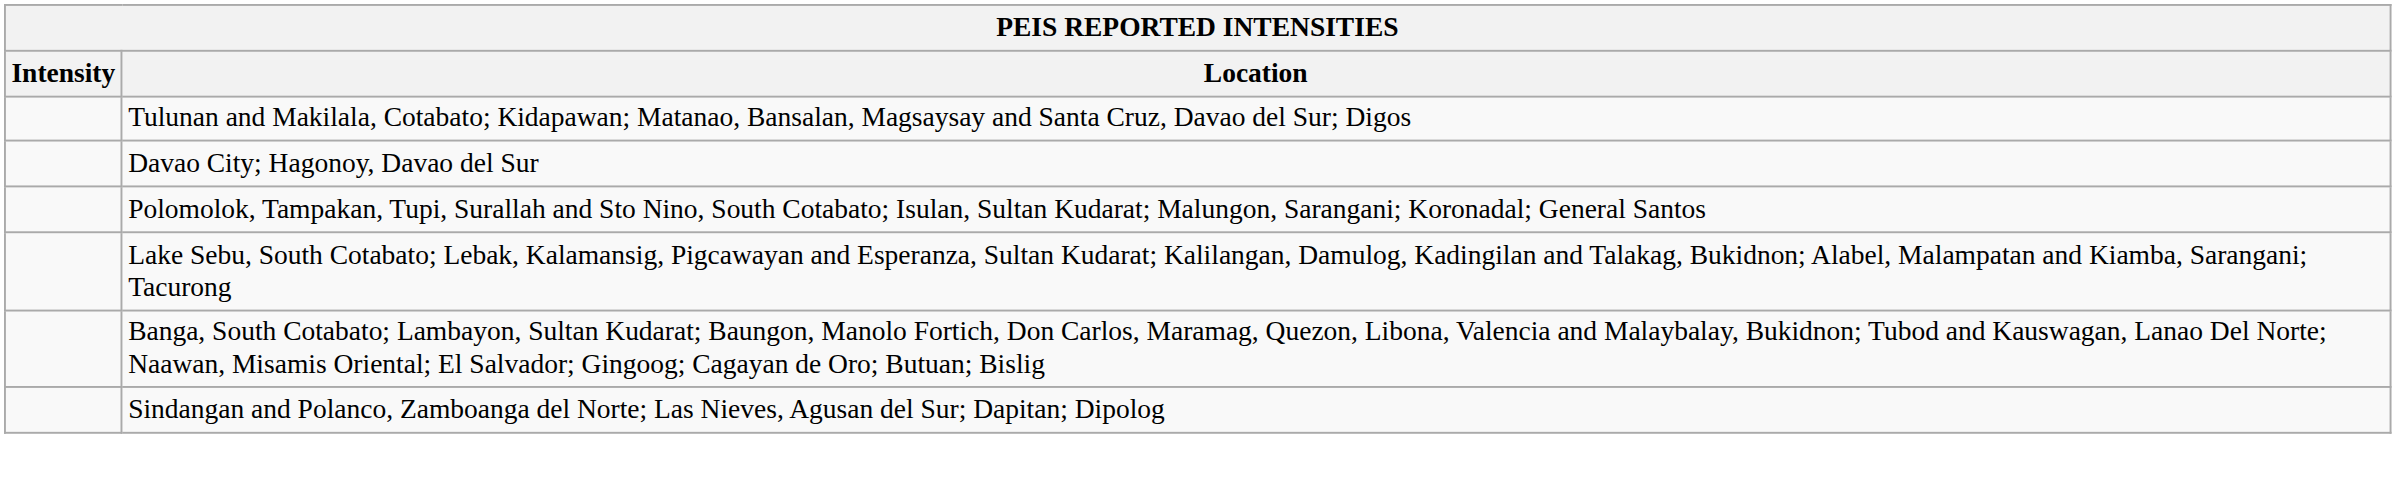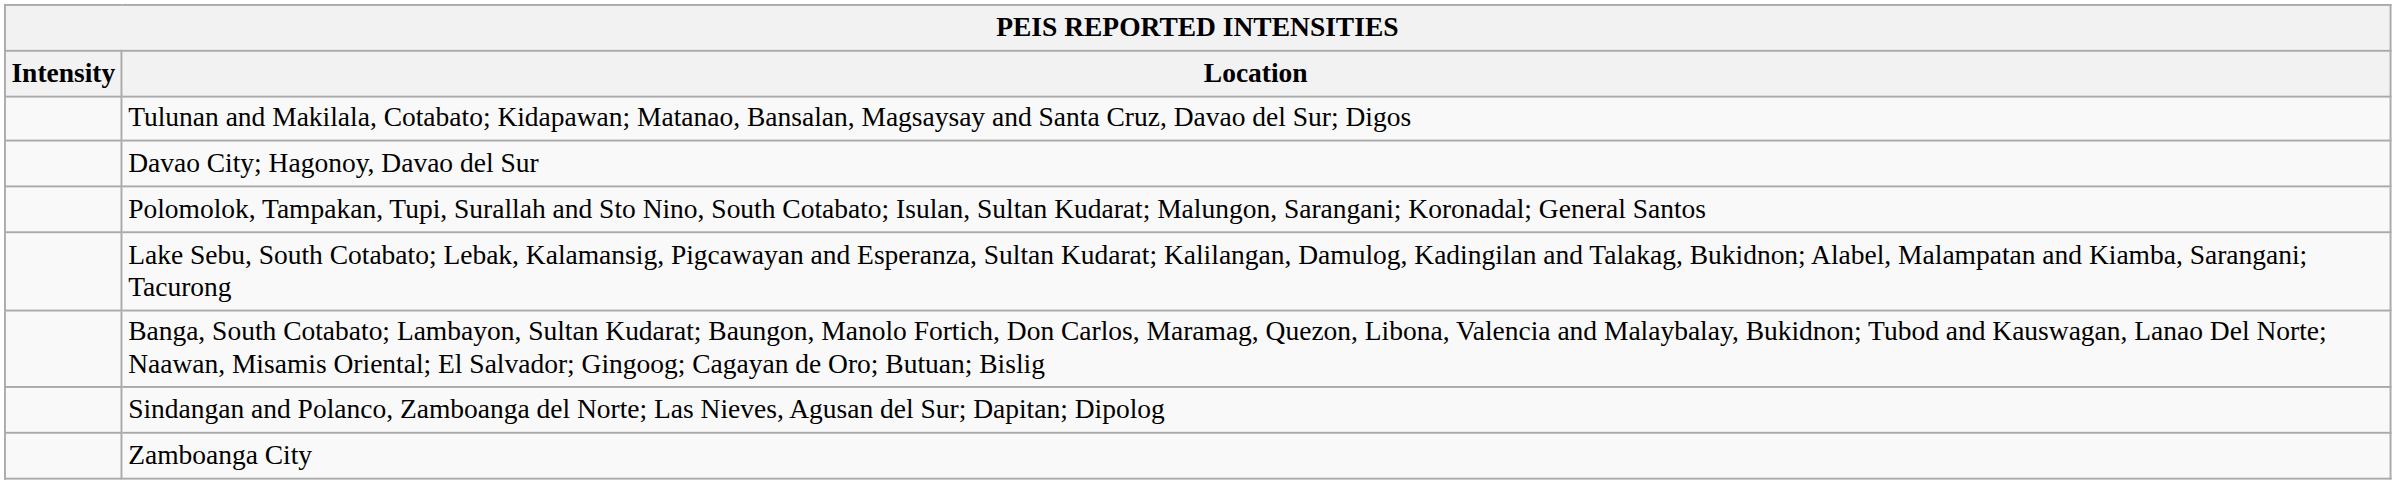+ row: (220, 455)
